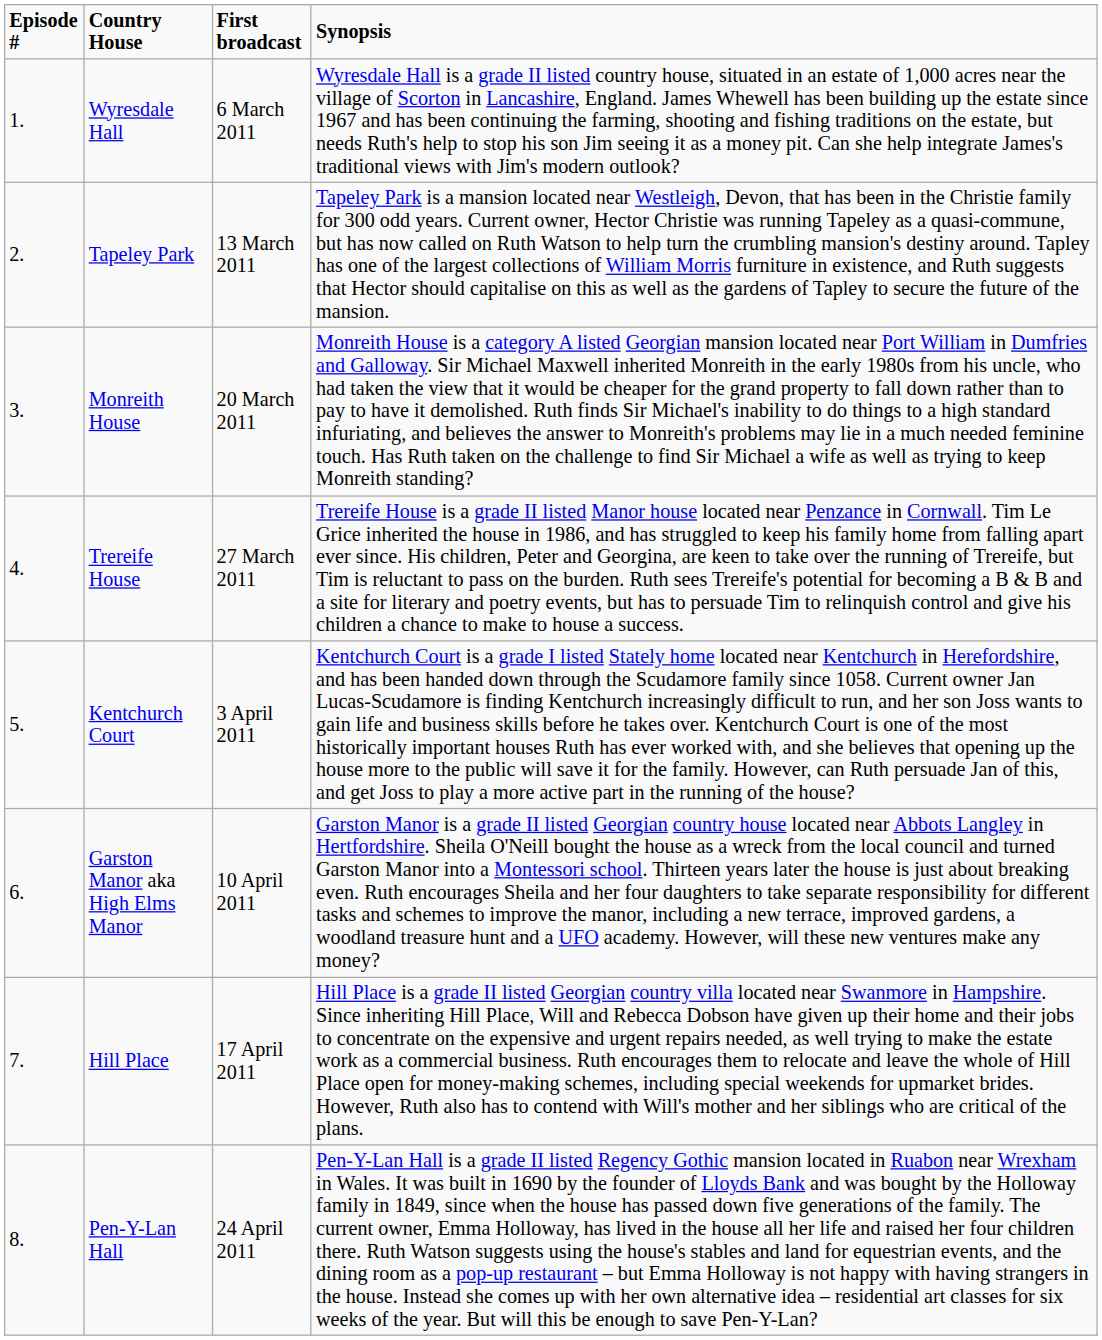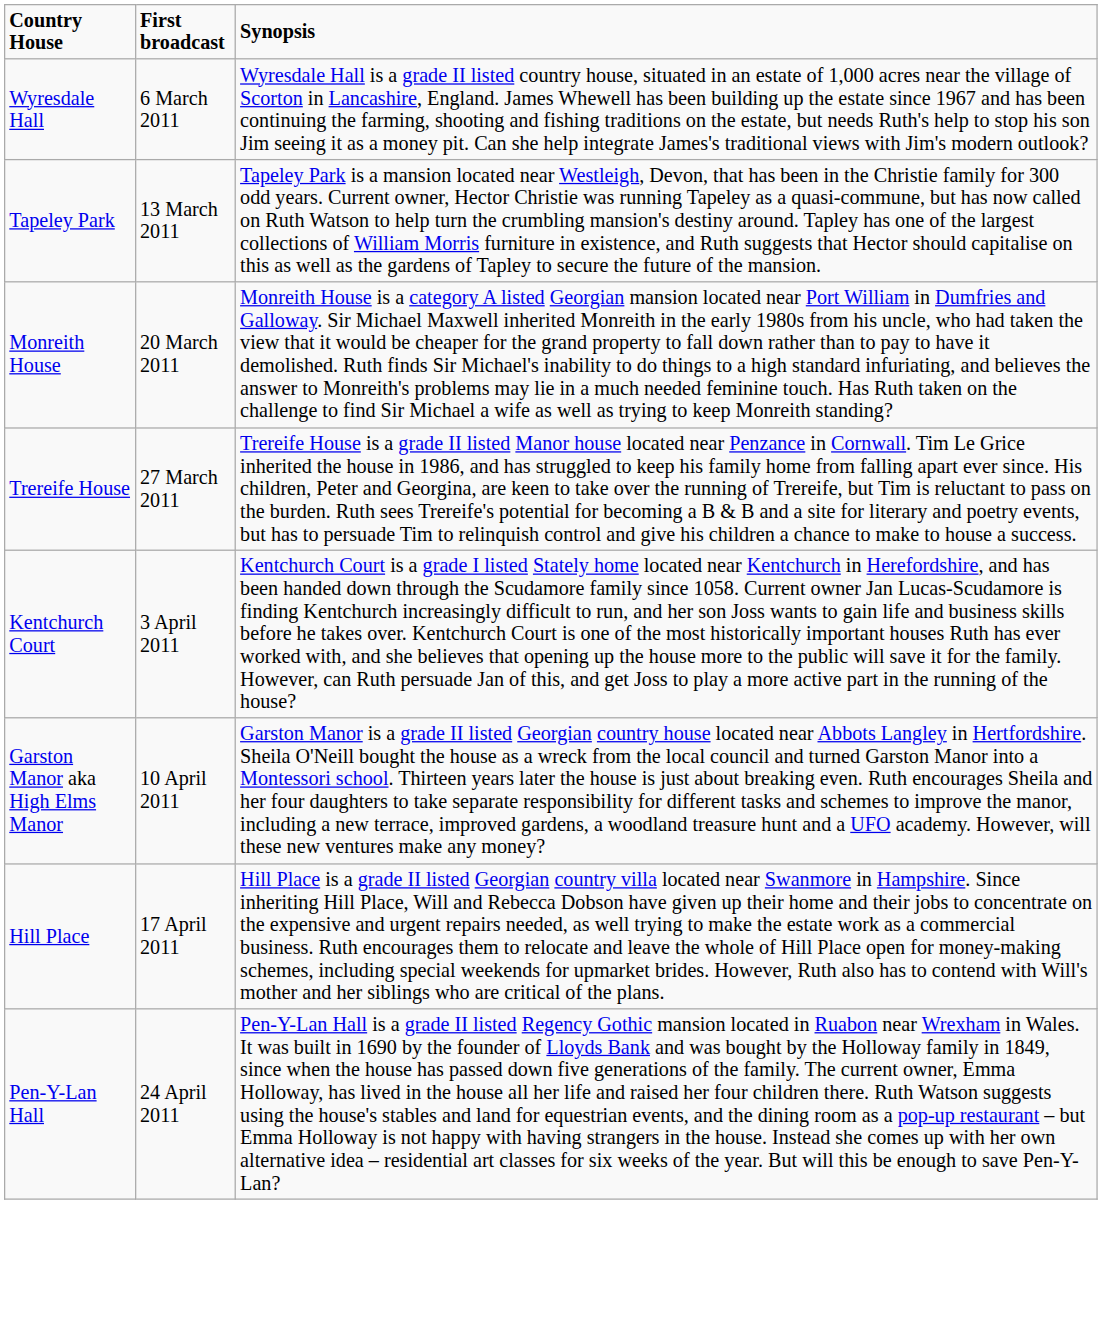- column: (43, 31)
